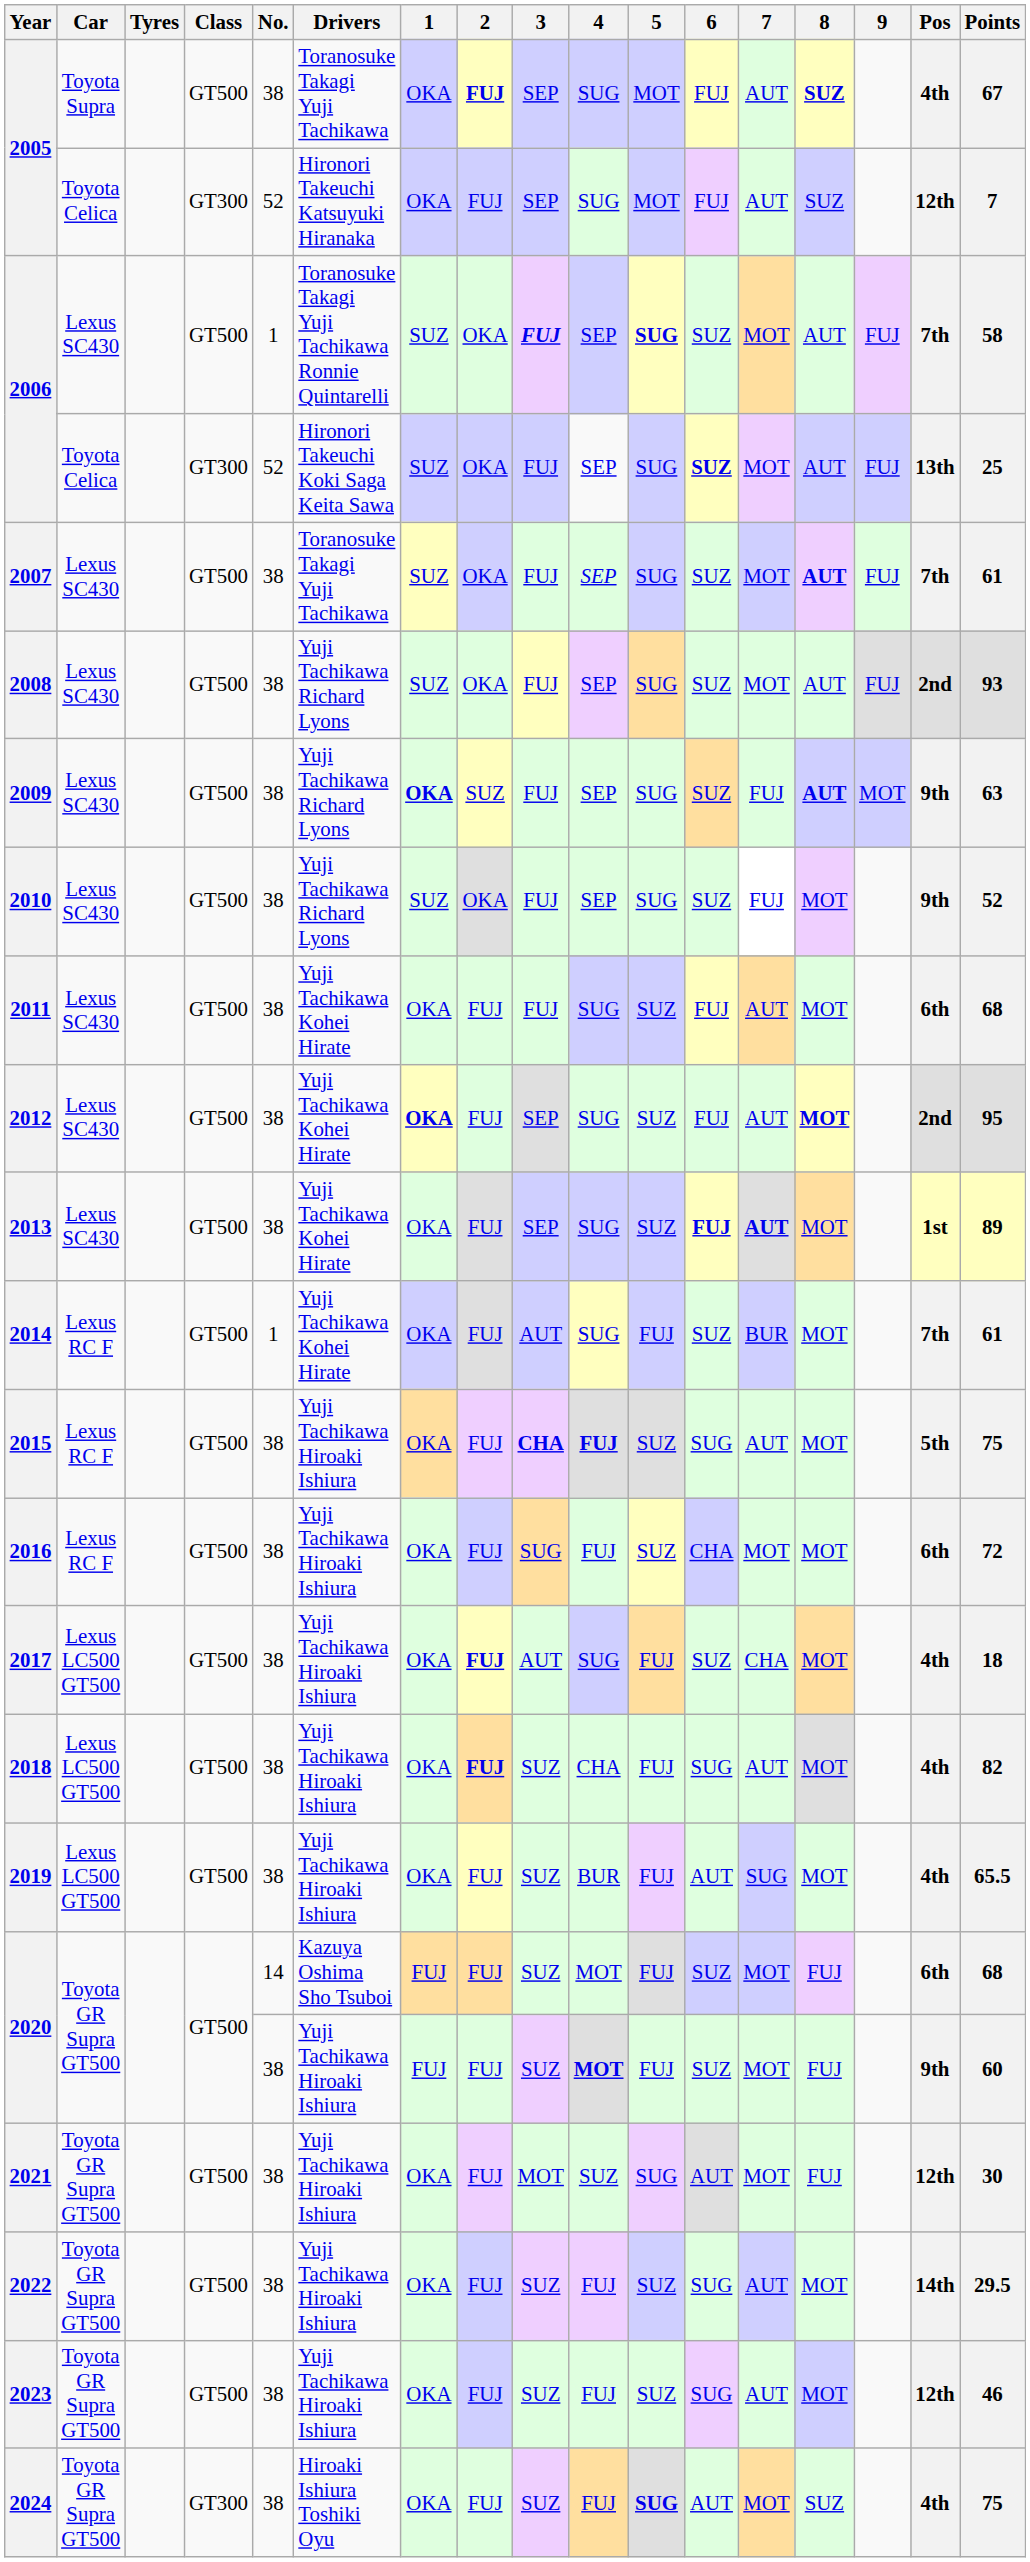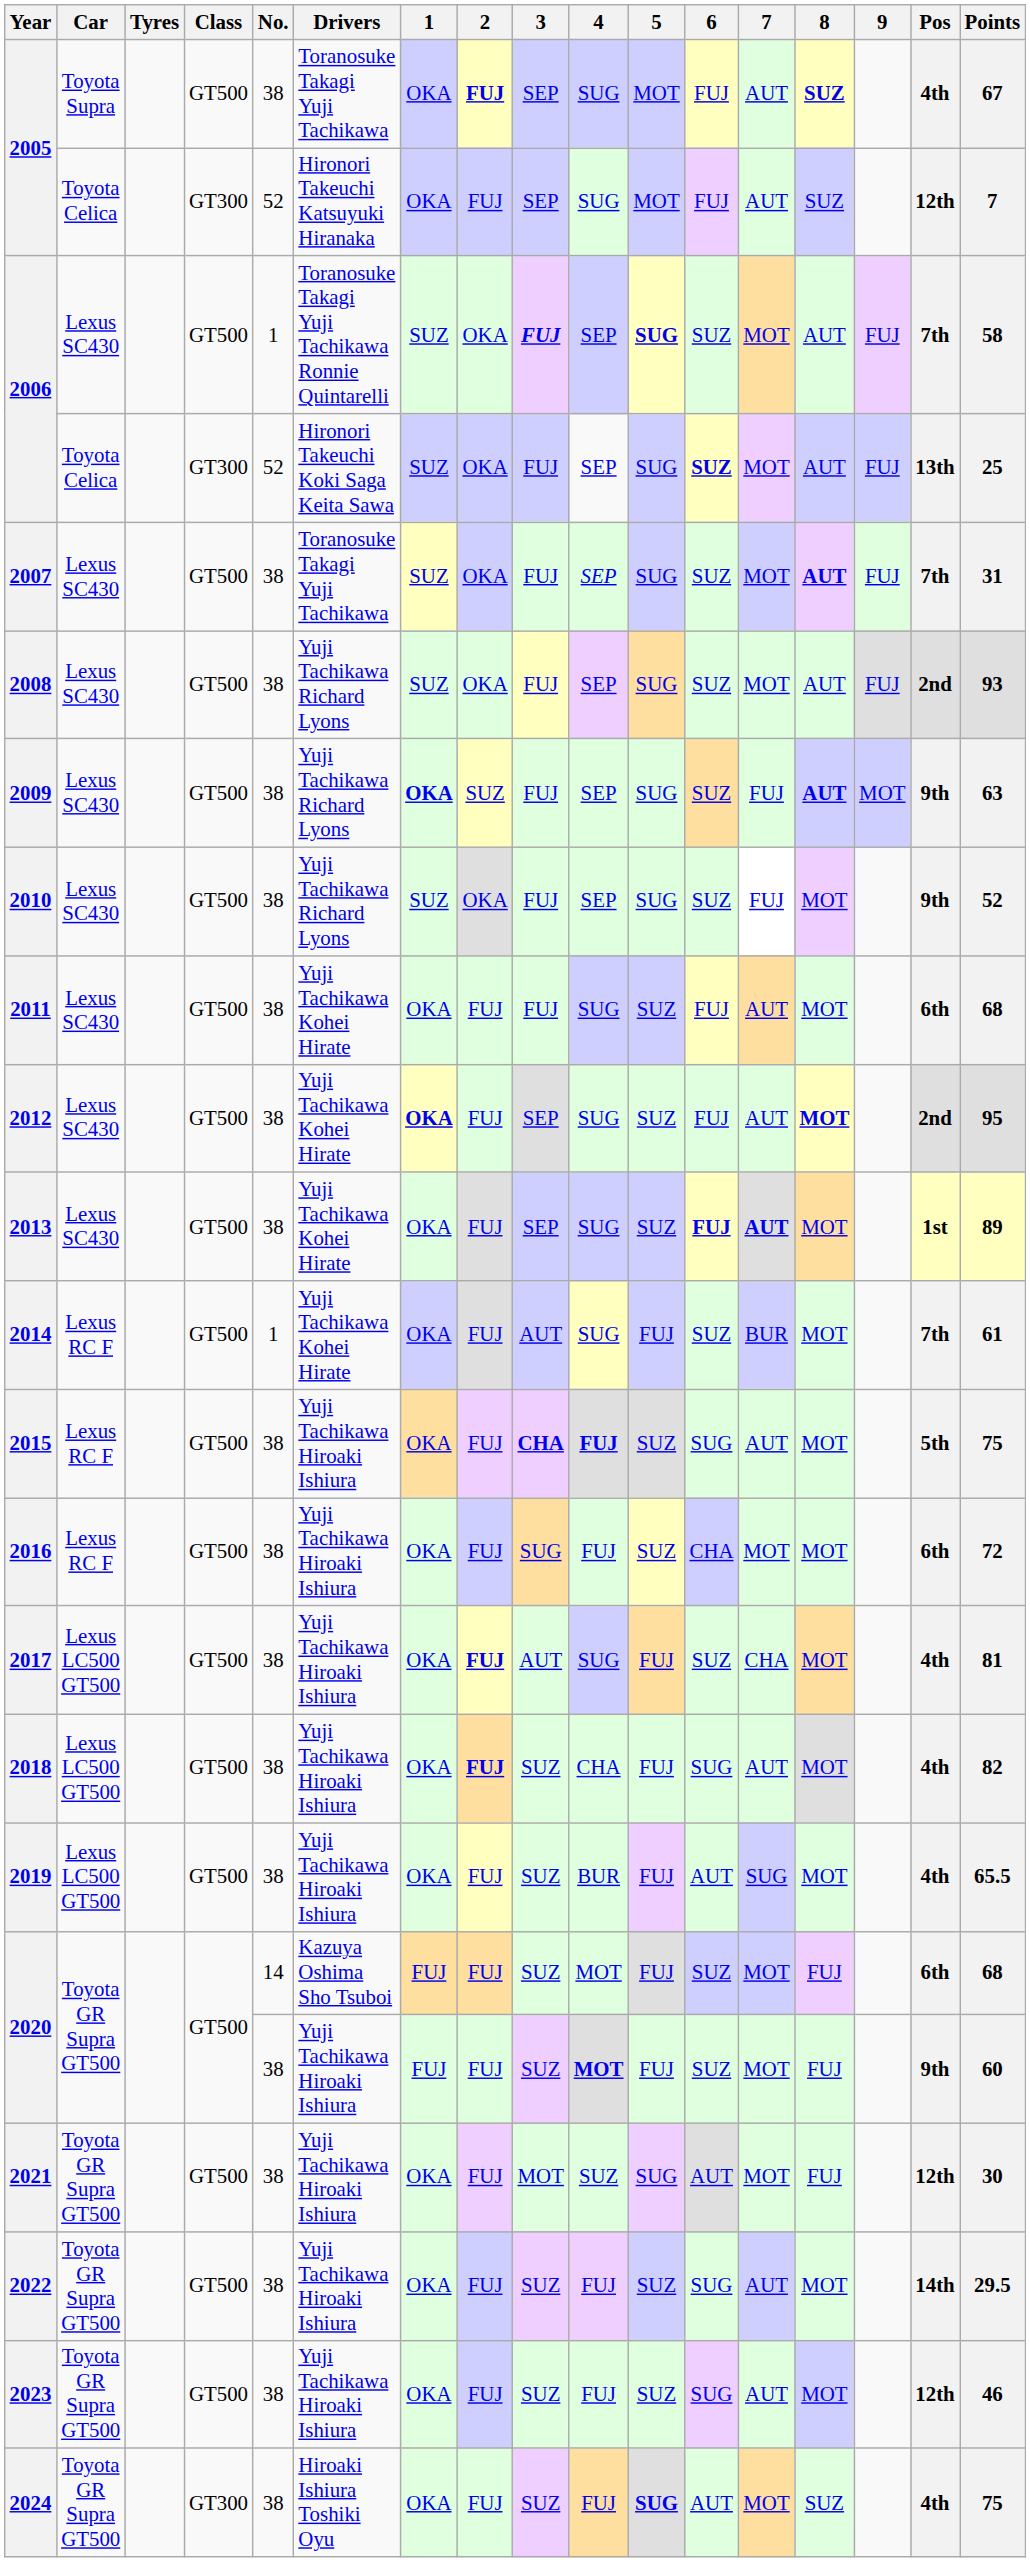(992, 576) 61 -> (992, 576) 31
(992, 1660) 18 -> (992, 1660) 81
